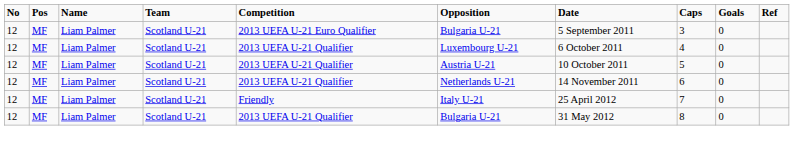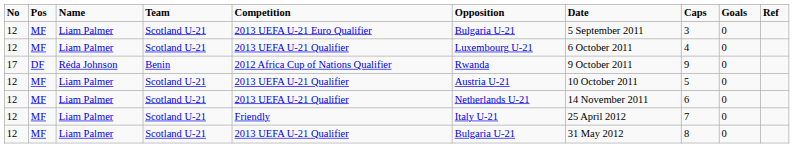+ row: (12, 65)
